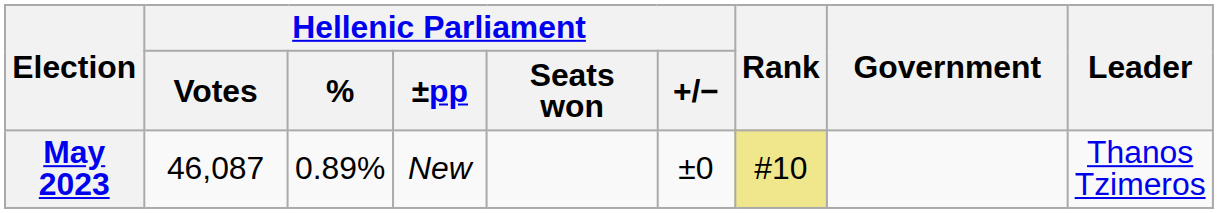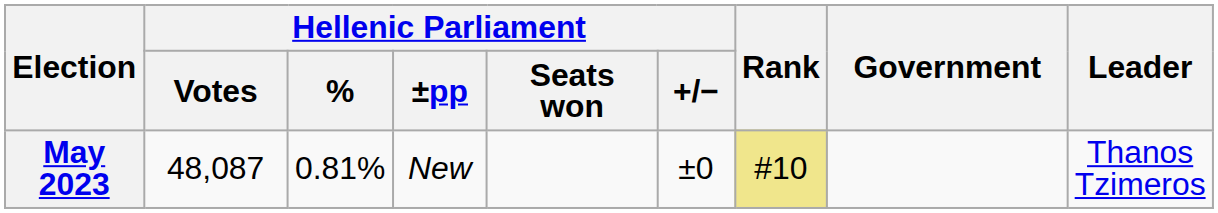(216, 168) 46,087 -> (216, 168) 48,087
(340, 168) 0.89% -> (340, 168) 0.81%
